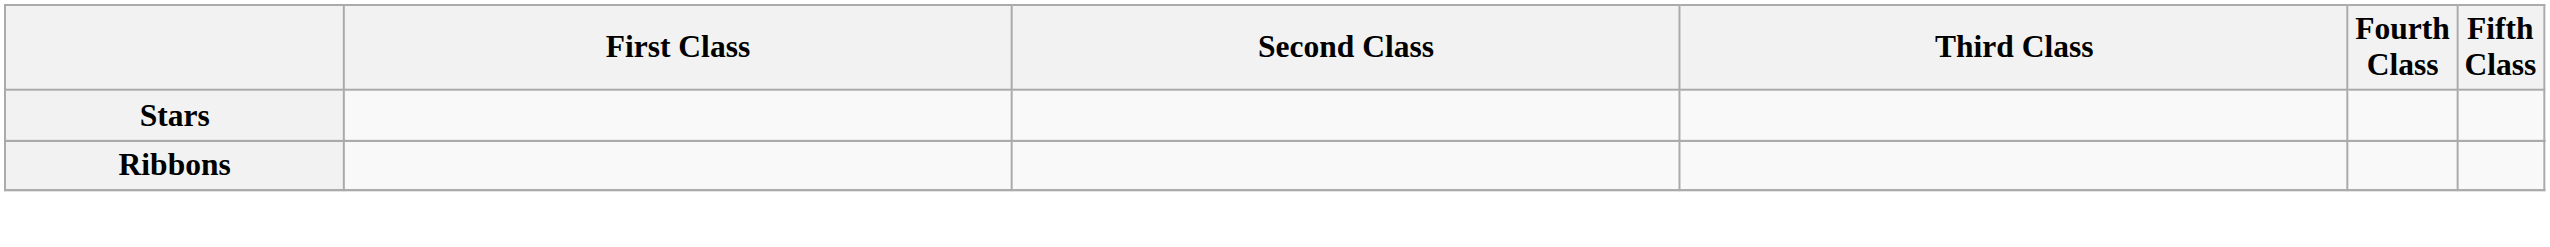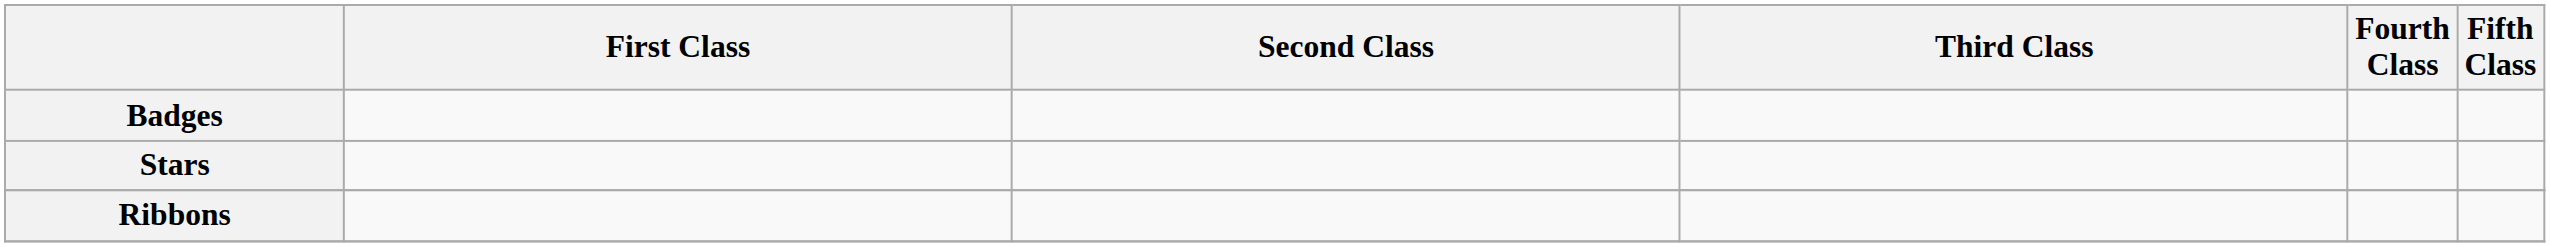+ row: (175, 114)
